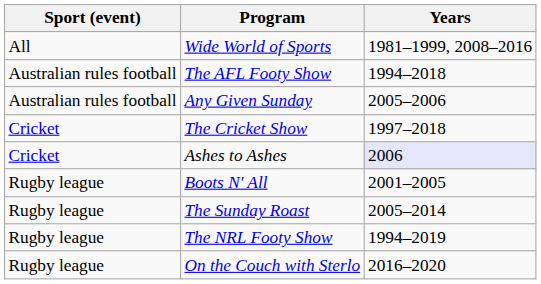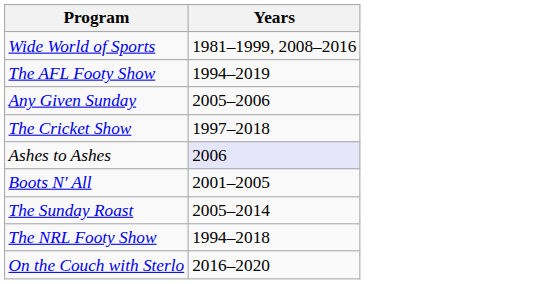- column: (92, 18)
(407, 73) 1994–2018 -> (231, 73) 1994–2019
(407, 237) 1994–2019 -> (231, 237) 1994–2018
